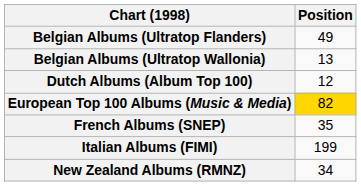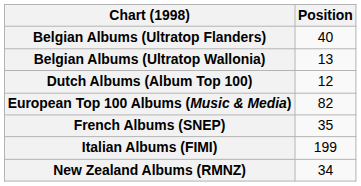(325, 37) 49 -> (325, 37) 40
(325, 103) gold background -> (325, 103) no background
